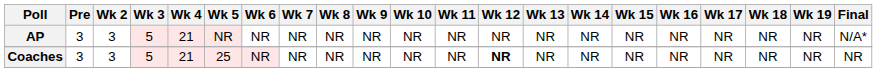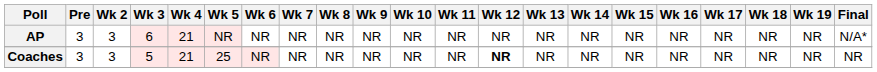(149, 36) 5 -> (149, 36) 6
